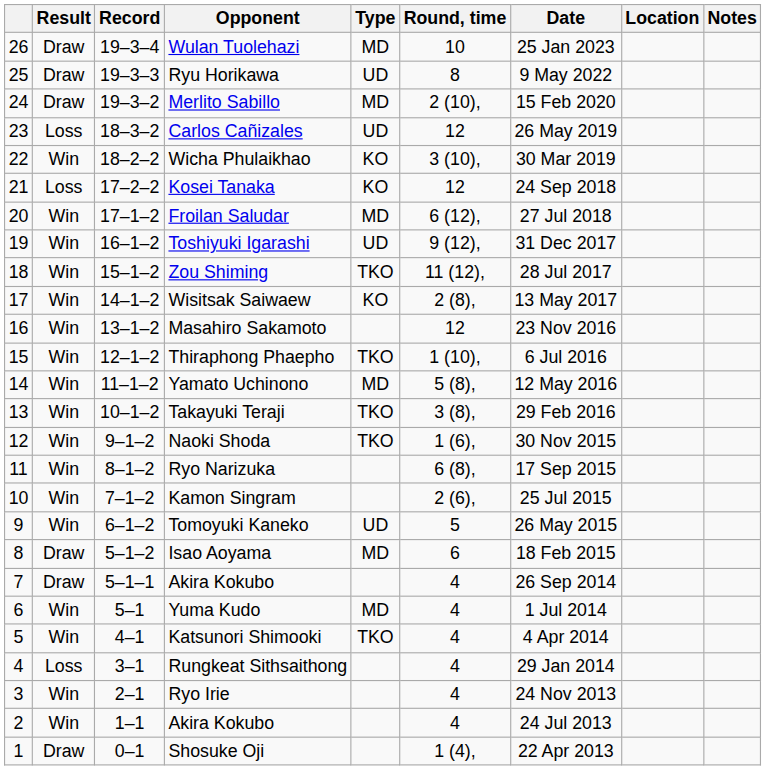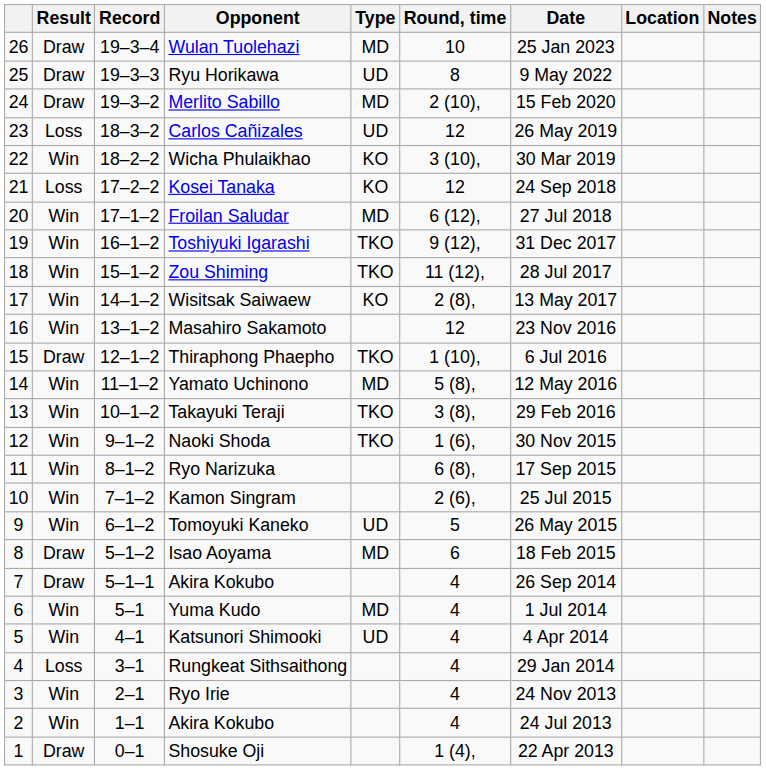(375, 243) UD -> (375, 243) TKO
(64, 356) Win -> (64, 356) Draw
(375, 638) TKO -> (375, 638) UD
